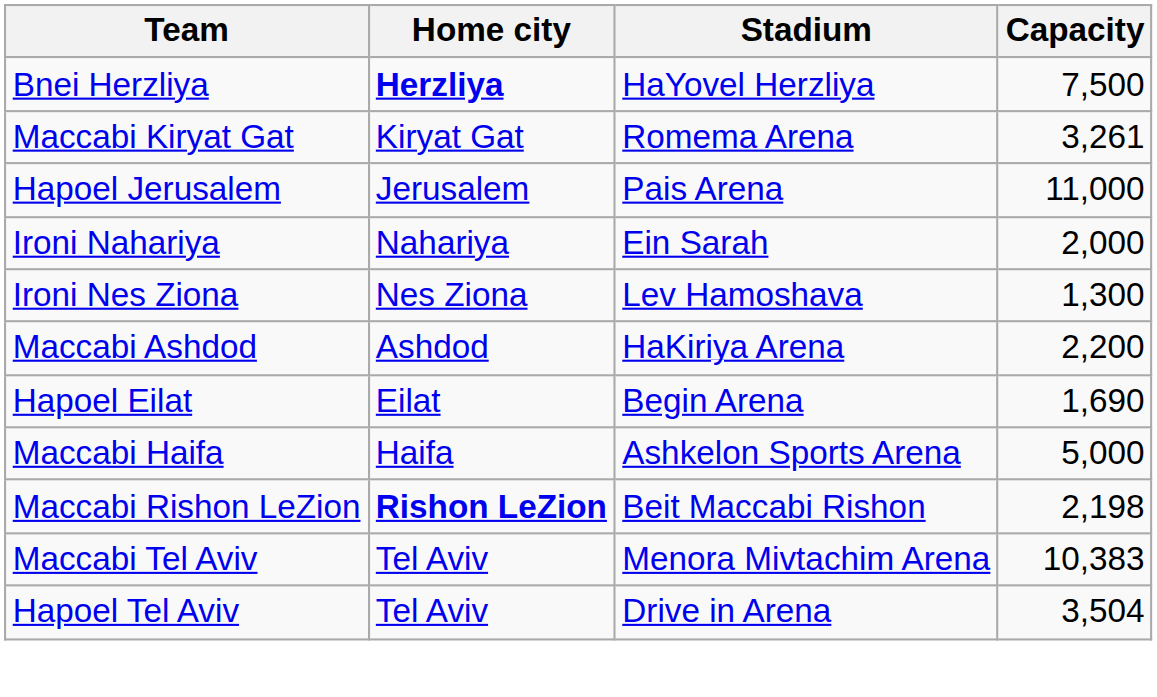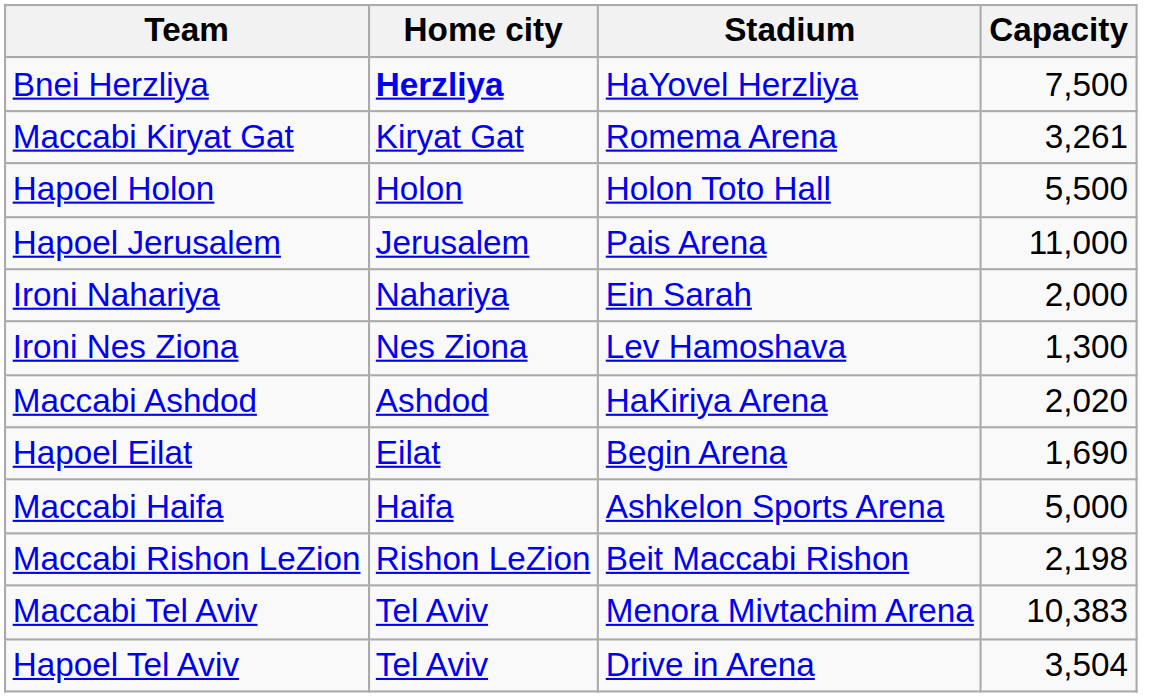+ row: (114, 189)
(1103, 347) 2,200 -> (1086, 400) 2,020
(491, 505) bold -> (483, 558) normal
